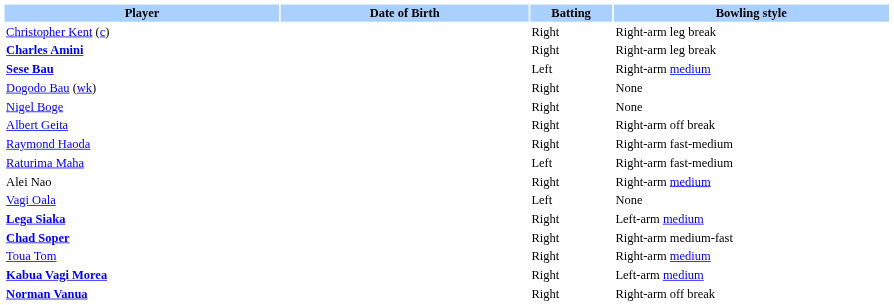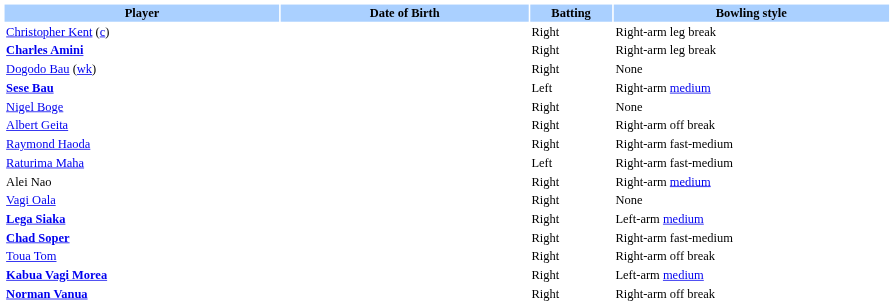rows swapped: (51, 88) <-> (30, 69)
(542, 200) Left -> (545, 200) Right
(674, 237) Right-arm medium-fast -> (674, 237) Right-arm fast-medium
(663, 256) Right-arm medium -> (665, 256) Right-arm off break
